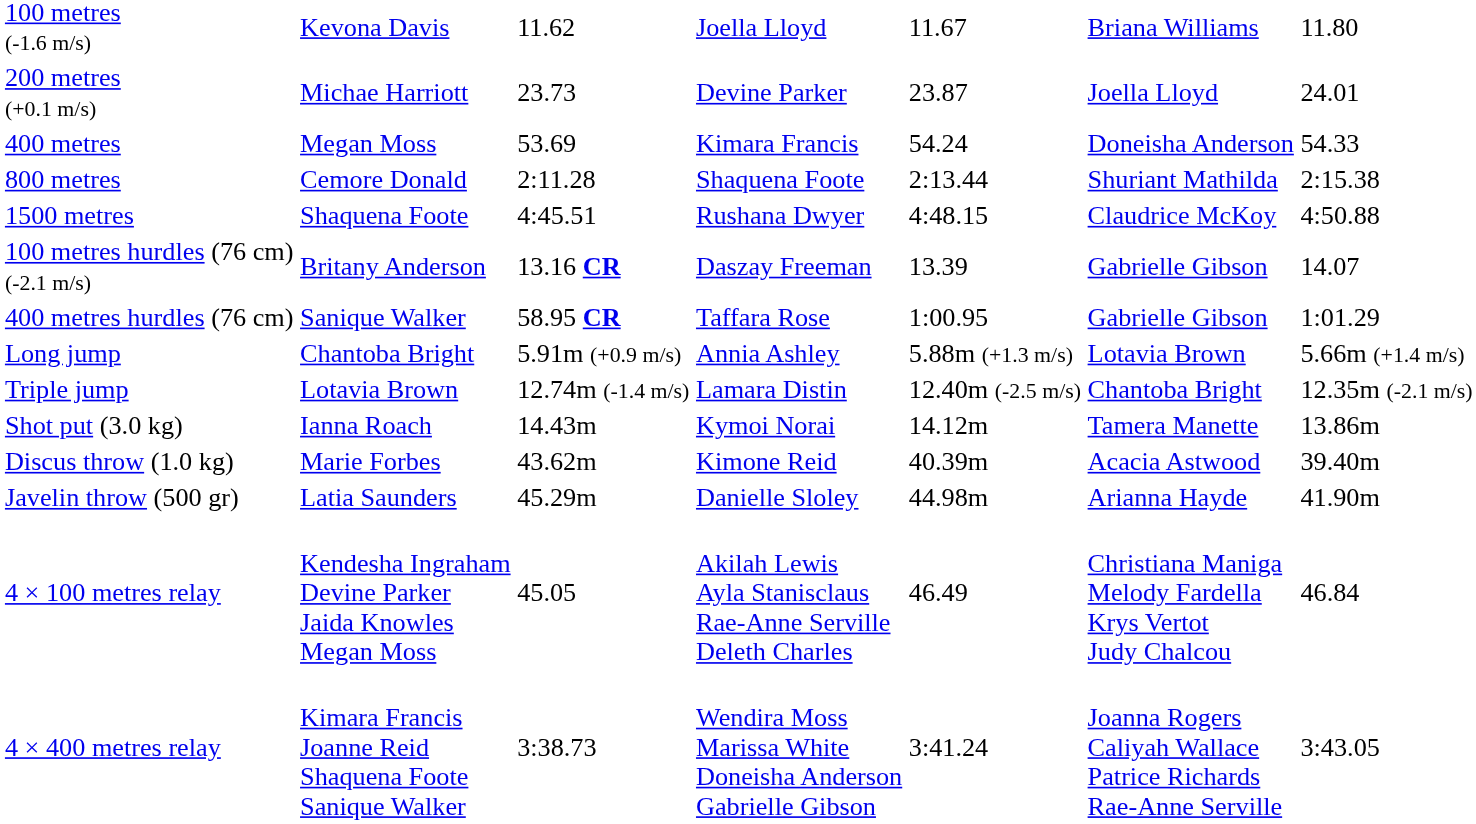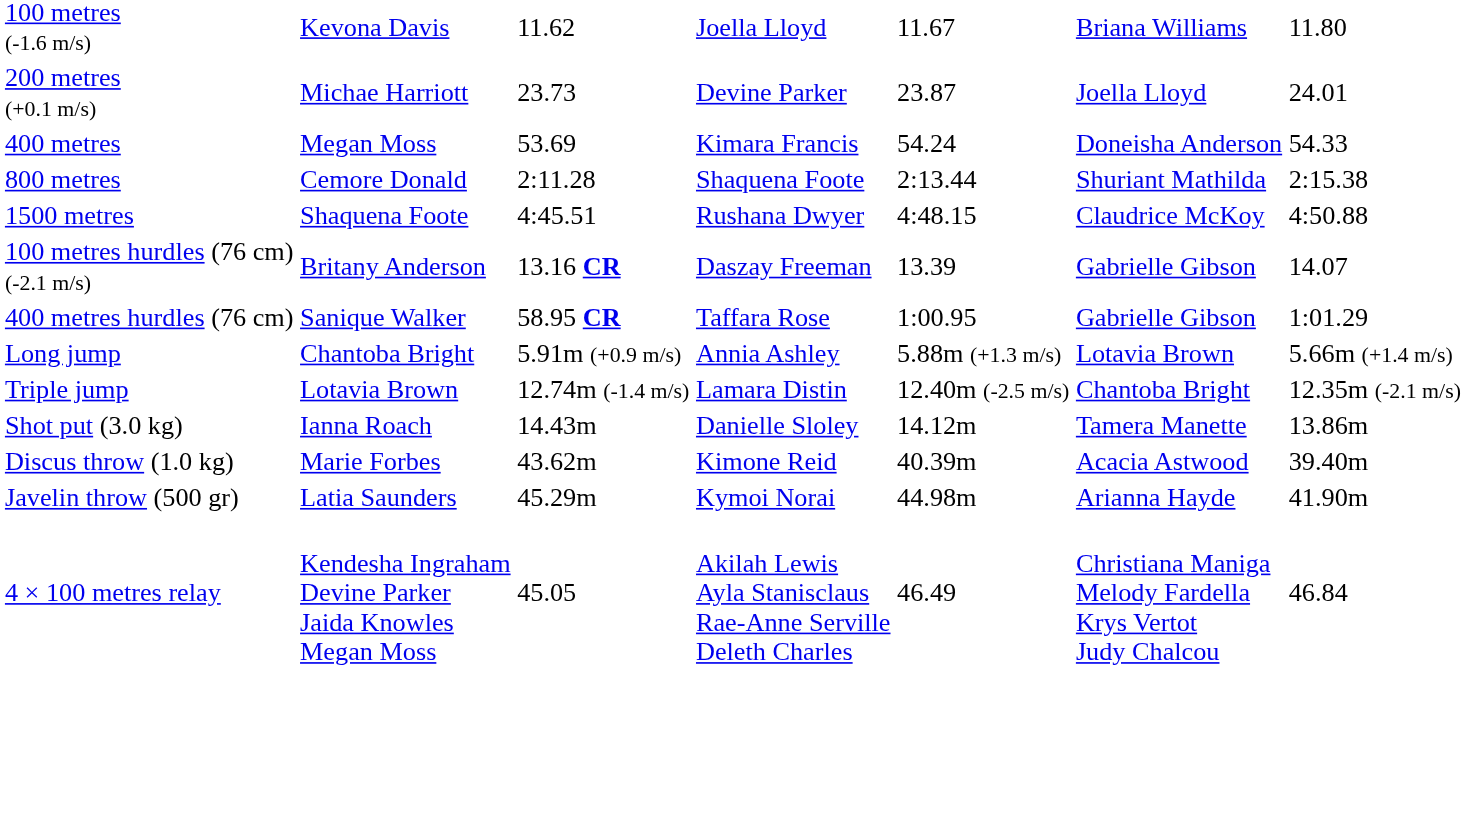(766, 425) Kymoi Norai -> (777, 425) Danielle Sloley
(777, 497) Danielle Sloley -> (766, 497) Kymoi Norai
- row: (113, 747)
